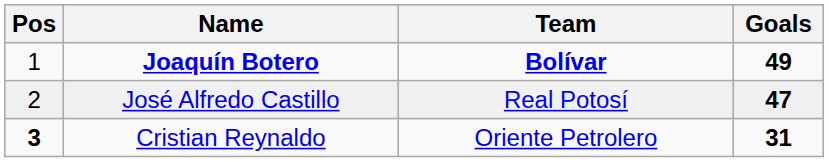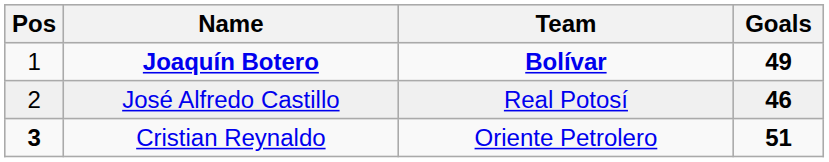(779, 100) 47 -> (779, 100) 46
(779, 138) 31 -> (779, 138) 51
